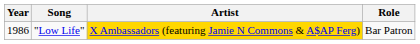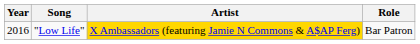(18, 30) 1986 -> (18, 30) 2016
